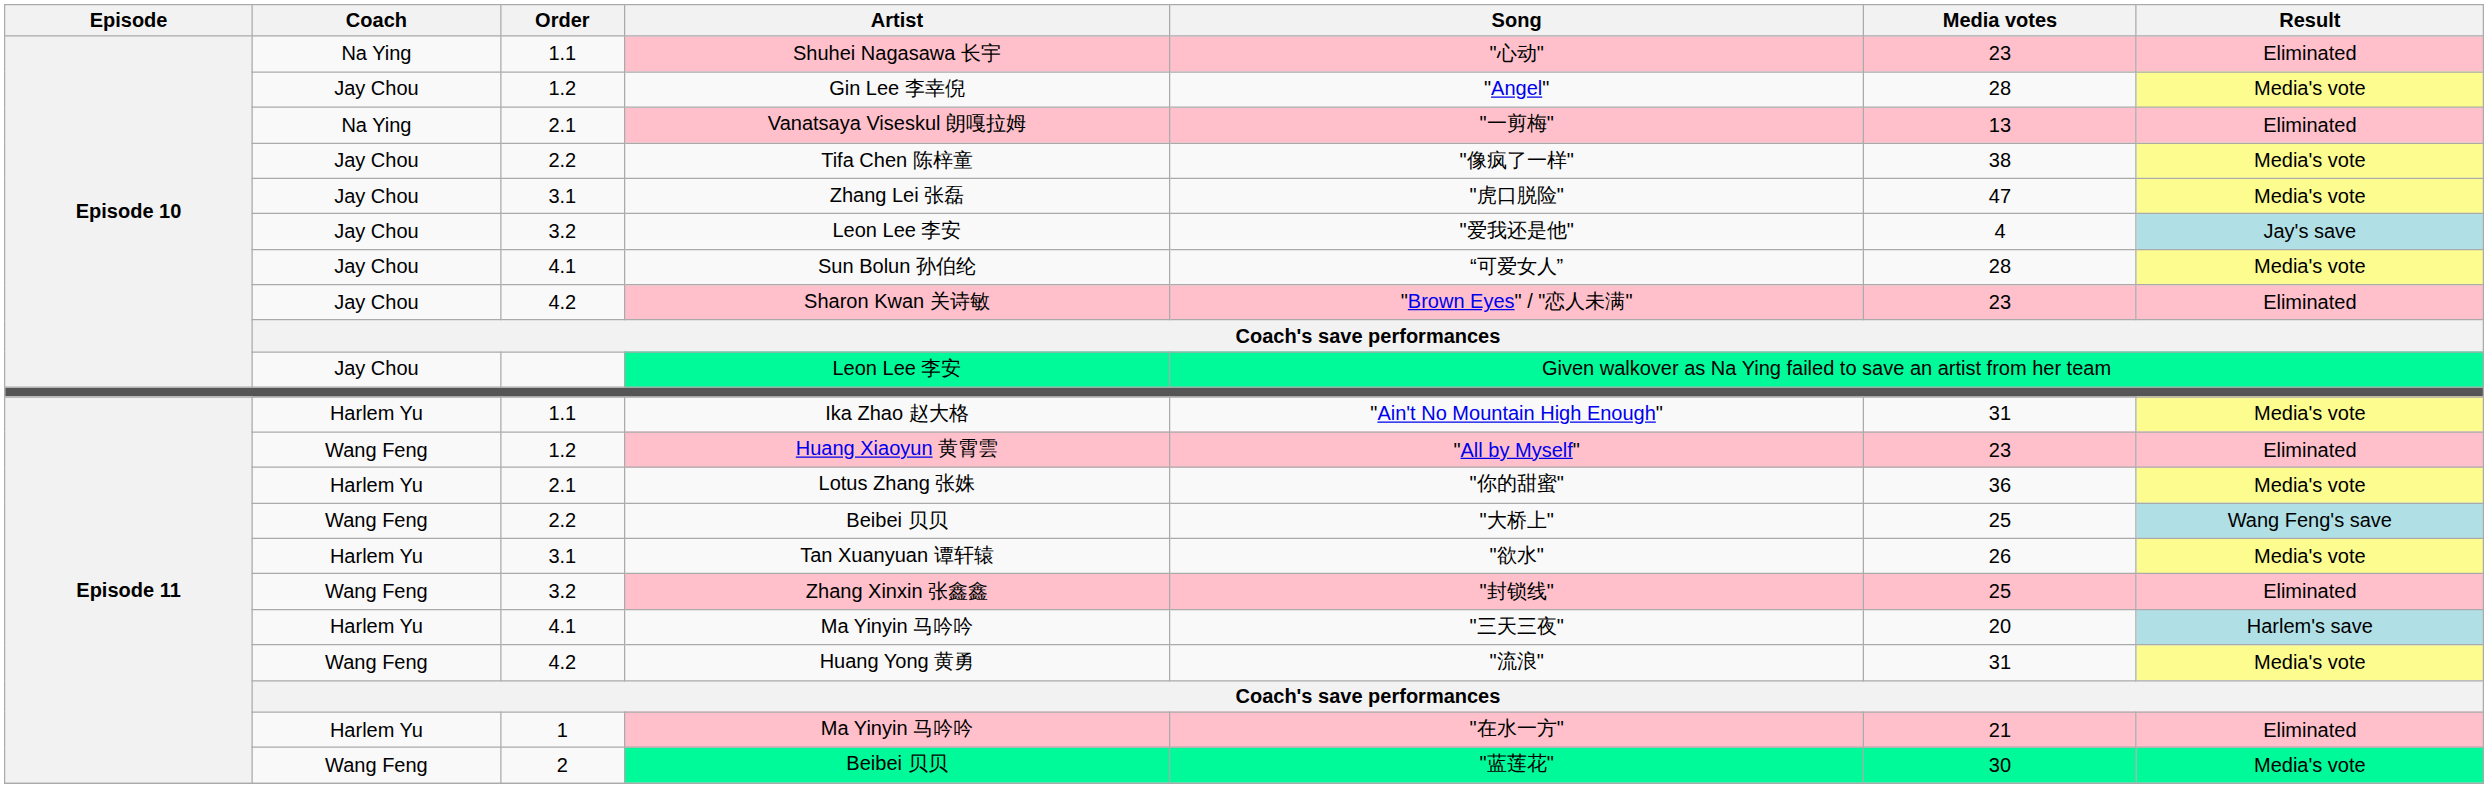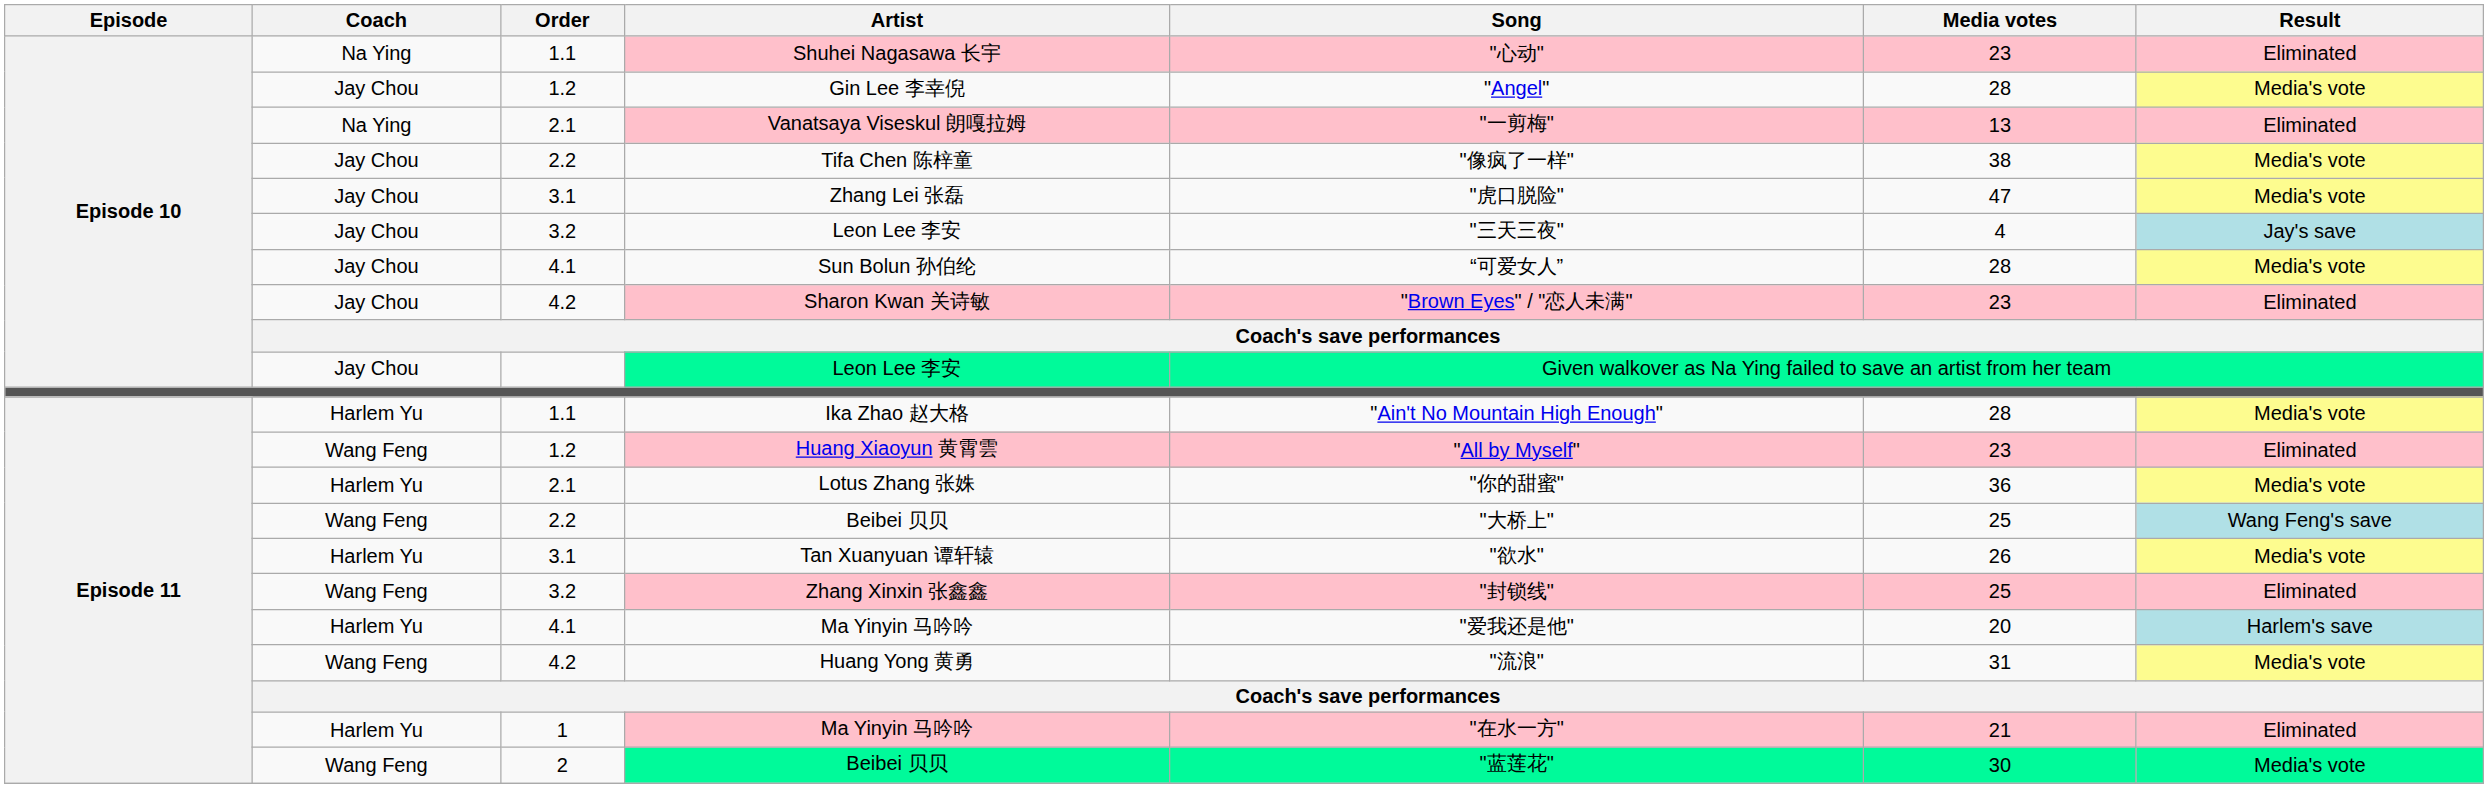(1517, 230) "爱我还是他" -> (1517, 230) "三天三夜"
(2000, 414) 31 -> (2000, 414) 28
(1517, 626) "三天三夜" -> (1517, 626) "爱我还是他"
